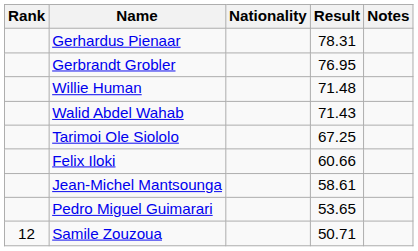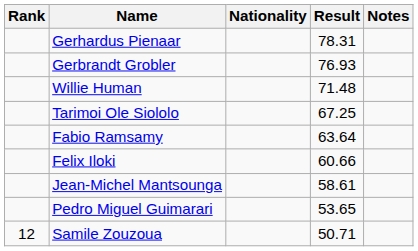(337, 64) 76.95 -> (337, 64) 76.93
- row: (118, 112)
+ row: (107, 137)
